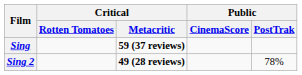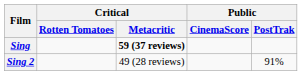(152, 62) bold -> (152, 62) normal
(274, 62) 78% -> (274, 62) 91%
